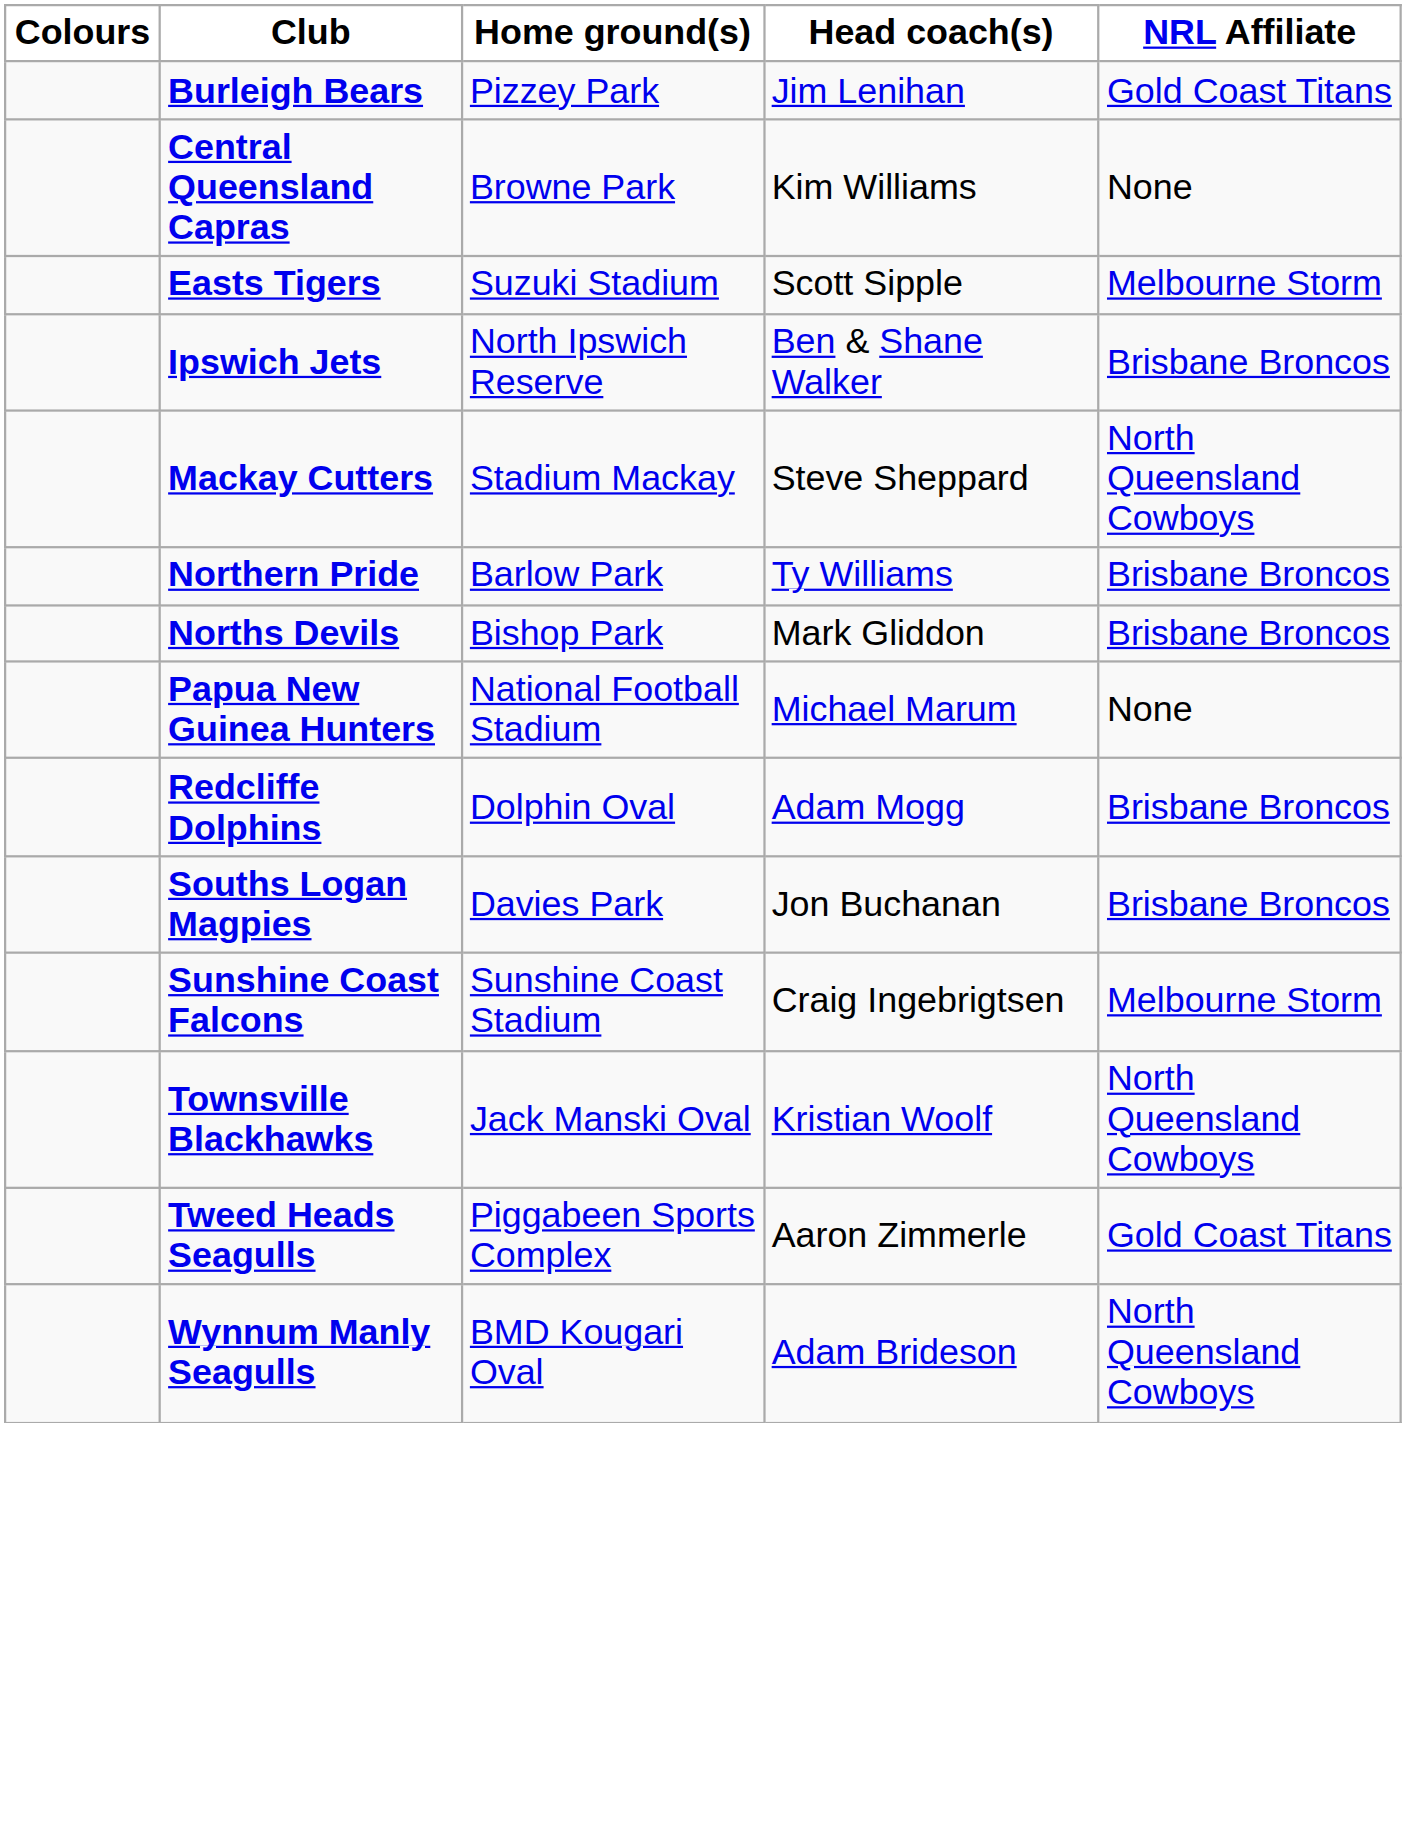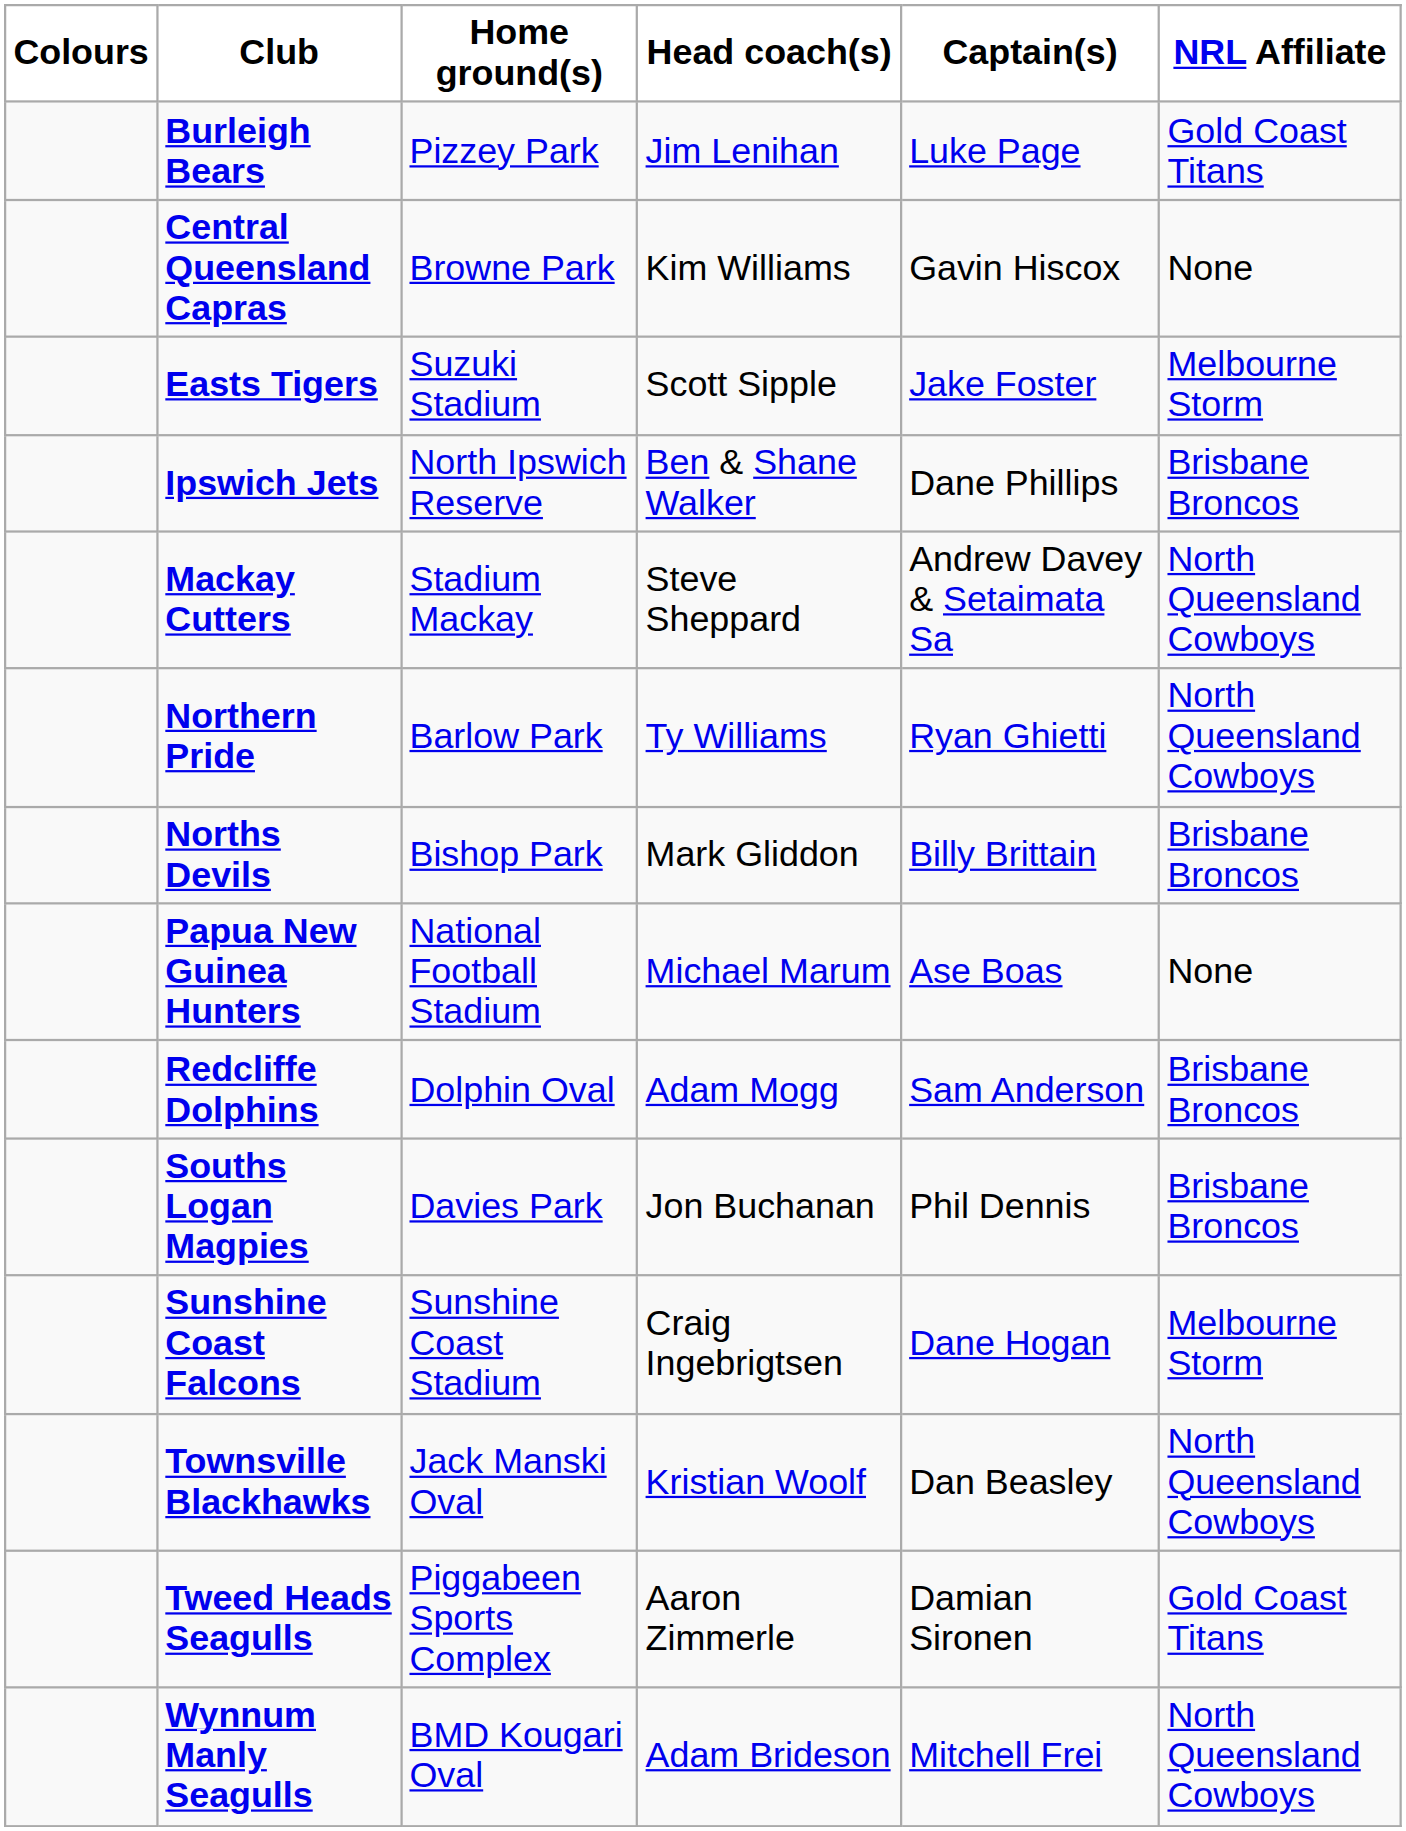+ column: (1030, 53)
(1248, 575) Brisbane Broncos -> (1264, 736) North Queensland Cowboys
